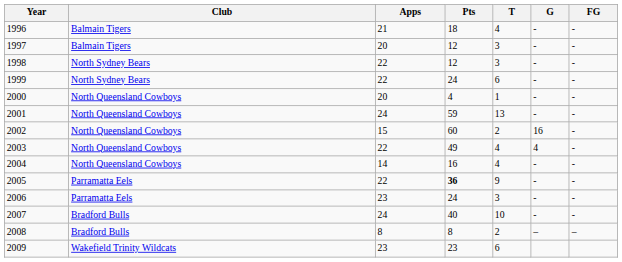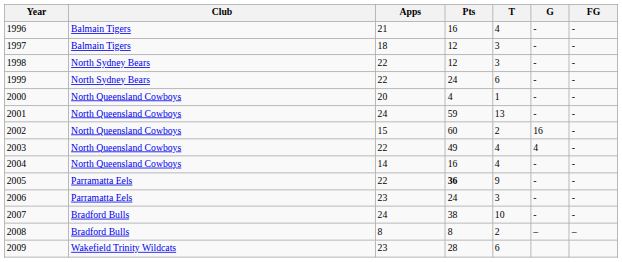(453, 29) 18 -> (453, 29) 16
(382, 46) 20 -> (382, 46) 18
(453, 214) 40 -> (453, 214) 38
(453, 248) 23 -> (453, 248) 28
